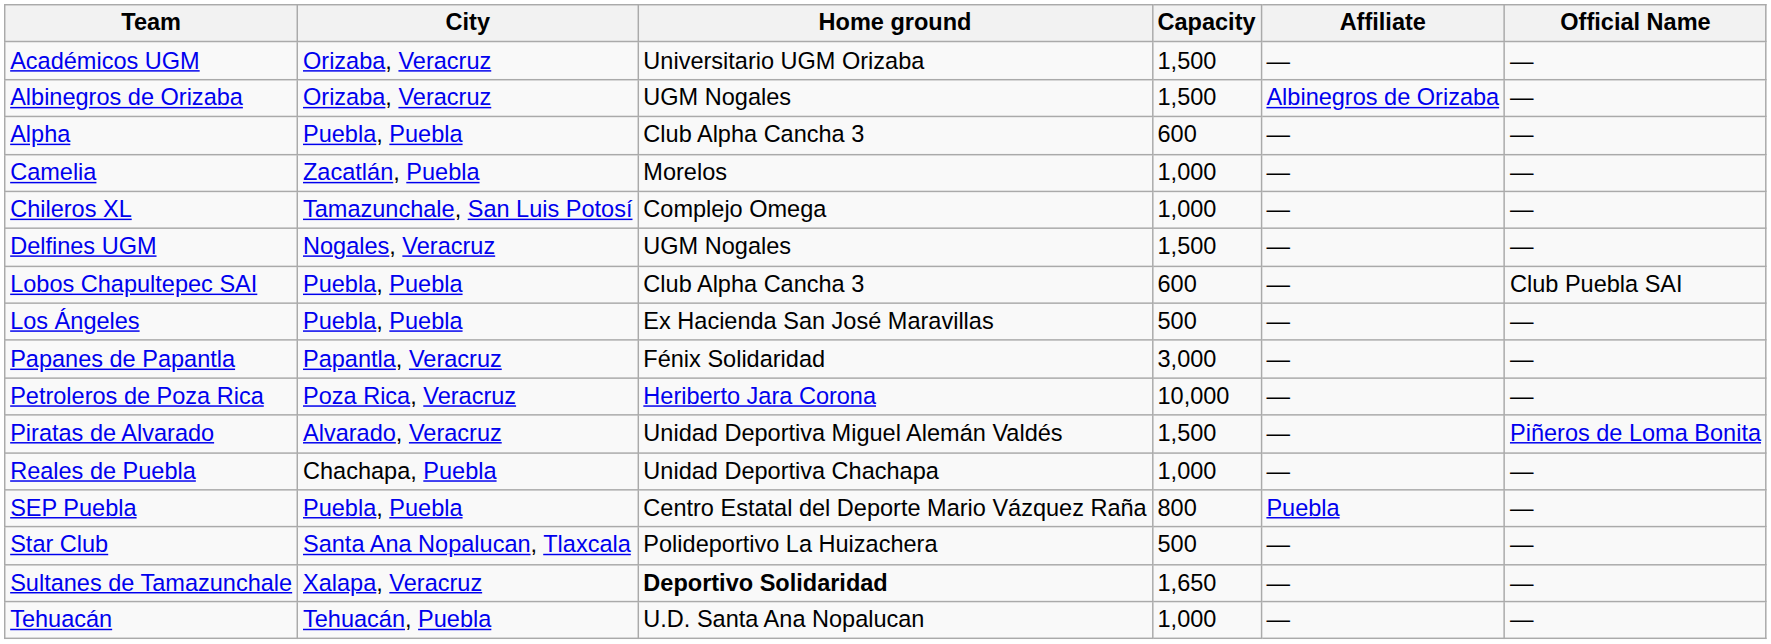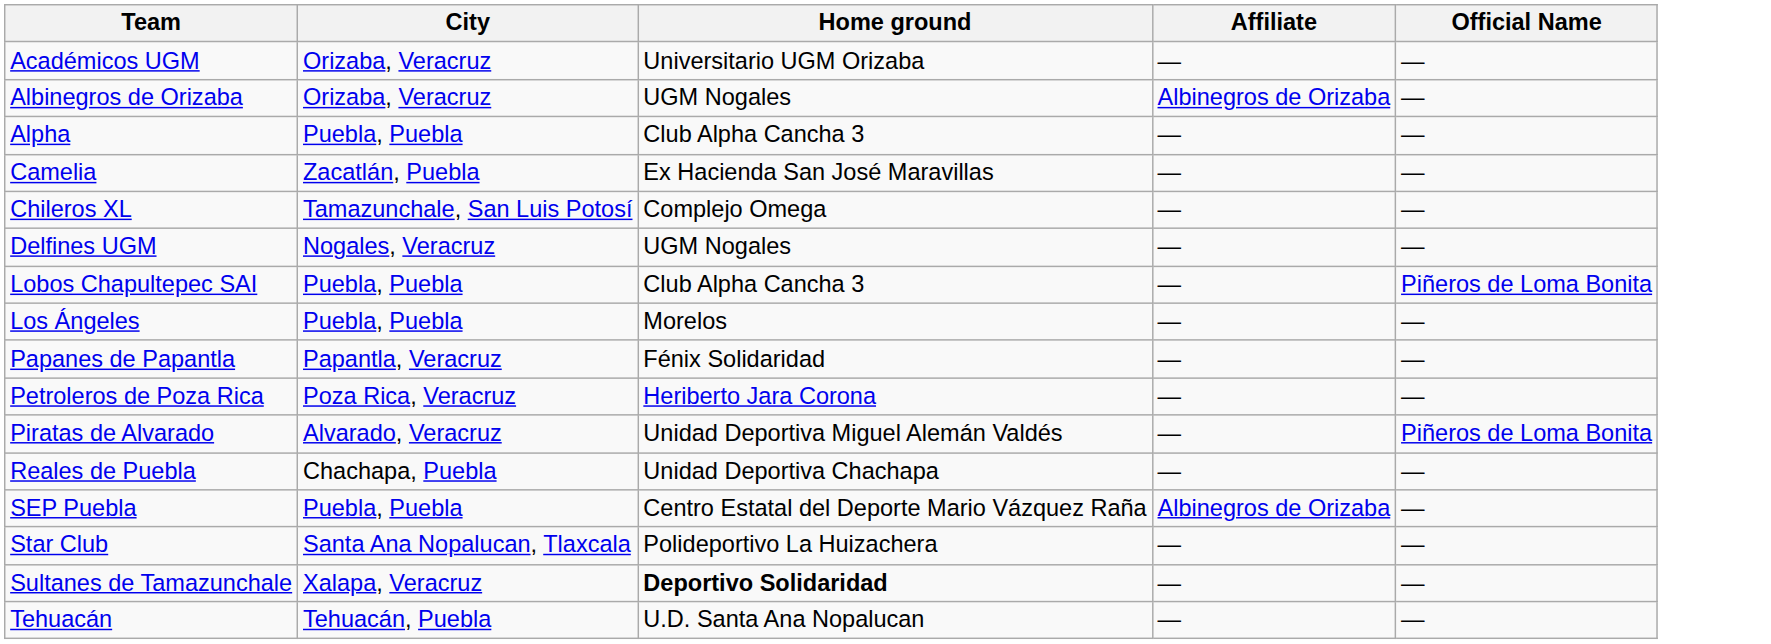- column: (1207, 23)
(685, 172) Morelos -> (819, 172) Ex Hacienda San José Maravillas
(1596, 284) Club Puebla SAI -> (1527, 284) Piñeros de Loma Bonita
(819, 321) Ex Hacienda San José Maravillas -> (685, 321) Morelos
(1303, 508) Puebla -> (1274, 508) Albinegros de Orizaba
